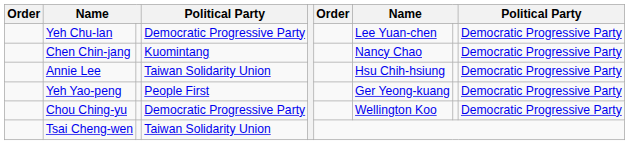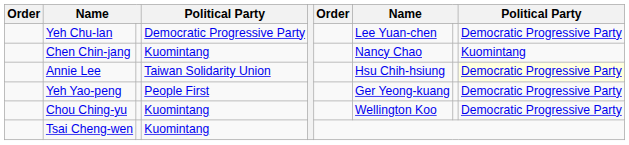(541, 52) Democratic Progressive Party -> (493, 52) Kuomintang
(541, 71) no background -> (541, 71) lightyellow background
(225, 110) Democratic Progressive Party -> (177, 110) Kuomintang
(208, 129) Taiwan Solidarity Union -> (177, 129) Kuomintang
